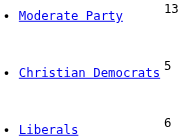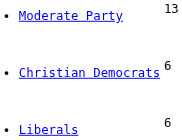(171, 65) 5 -> (171, 65) 6
